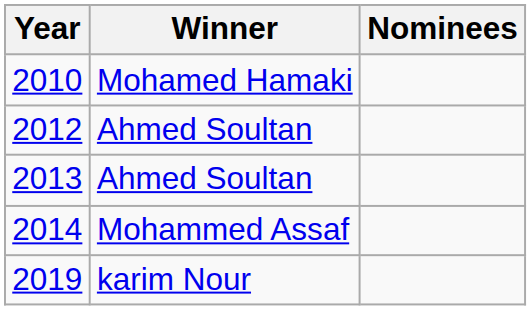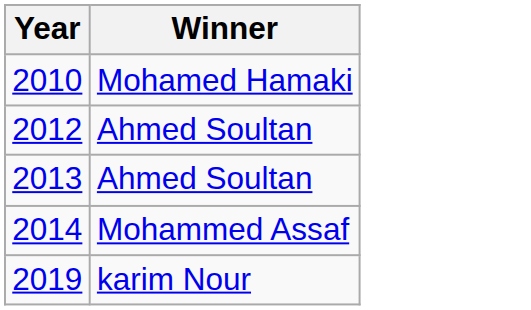- column: (443, 29)
